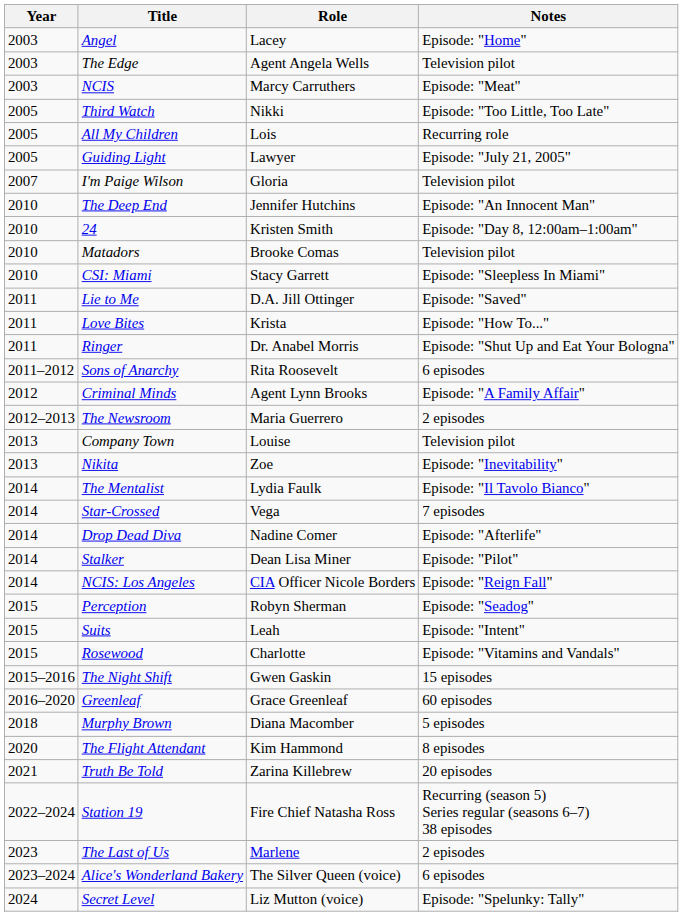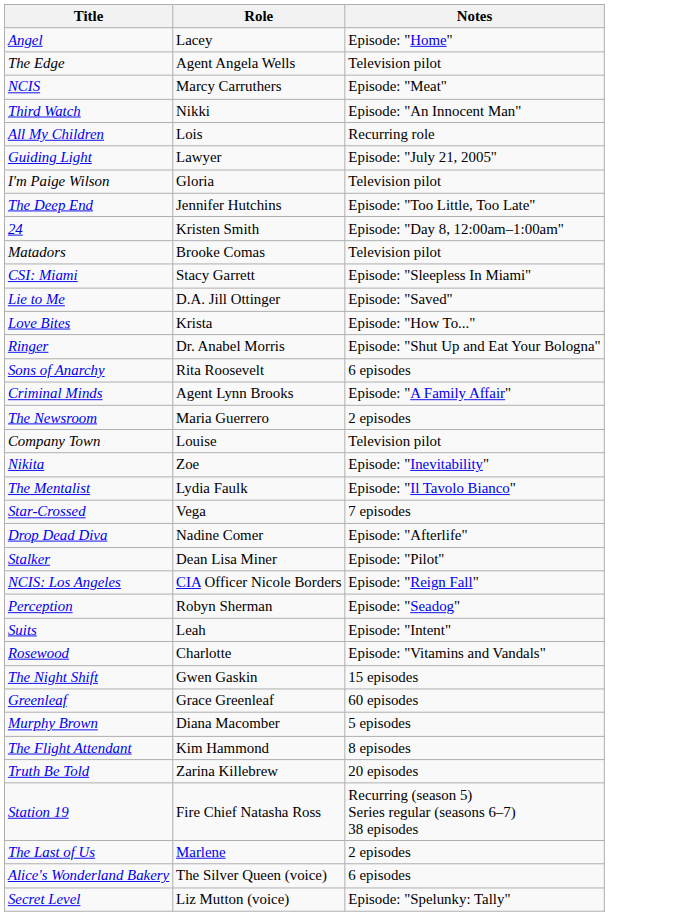- column: (41, 16)
(516, 110) Episode: "Too Little, Too Late" -> (435, 110) Episode: "An Innocent Man"
(509, 205) Episode: "An Innocent Man" -> (442, 205) Episode: "Too Little, Too Late"
